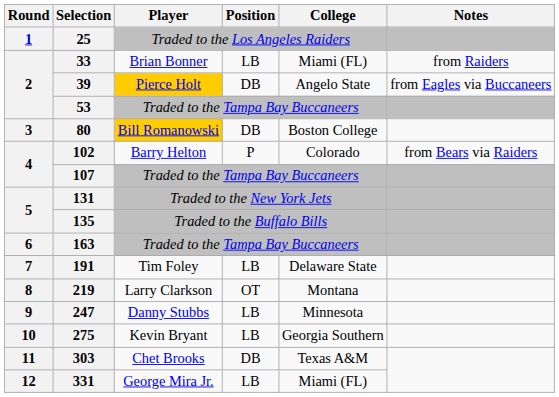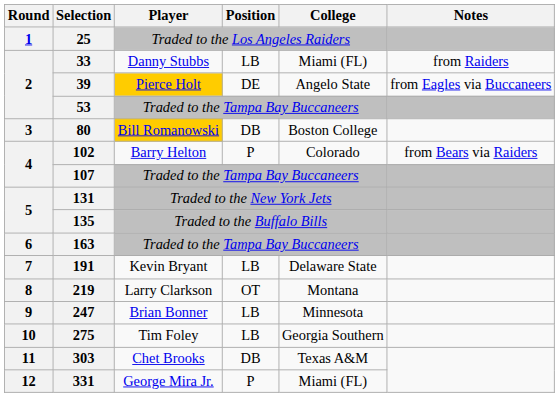(168, 61) Brian Bonner -> (168, 61) Danny Stubbs
(251, 84) DB -> (251, 84) DE
(168, 267) Tim Foley -> (168, 267) Kevin Bryant
(168, 312) Danny Stubbs -> (168, 312) Brian Bonner
(168, 335) Kevin Bryant -> (168, 335) Tim Foley
(251, 381) LB -> (251, 381) P
